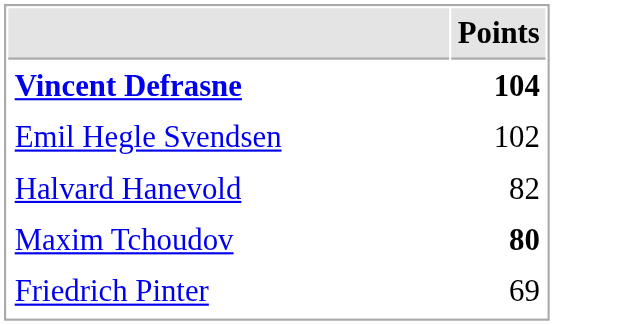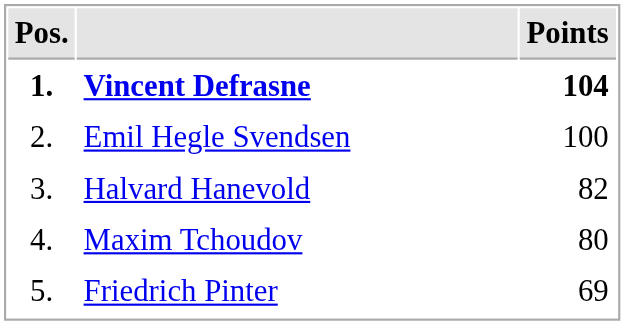+ column: (42, 32)
(517, 137) 102 -> (586, 137) 100
(524, 239) bold -> (593, 239) normal
